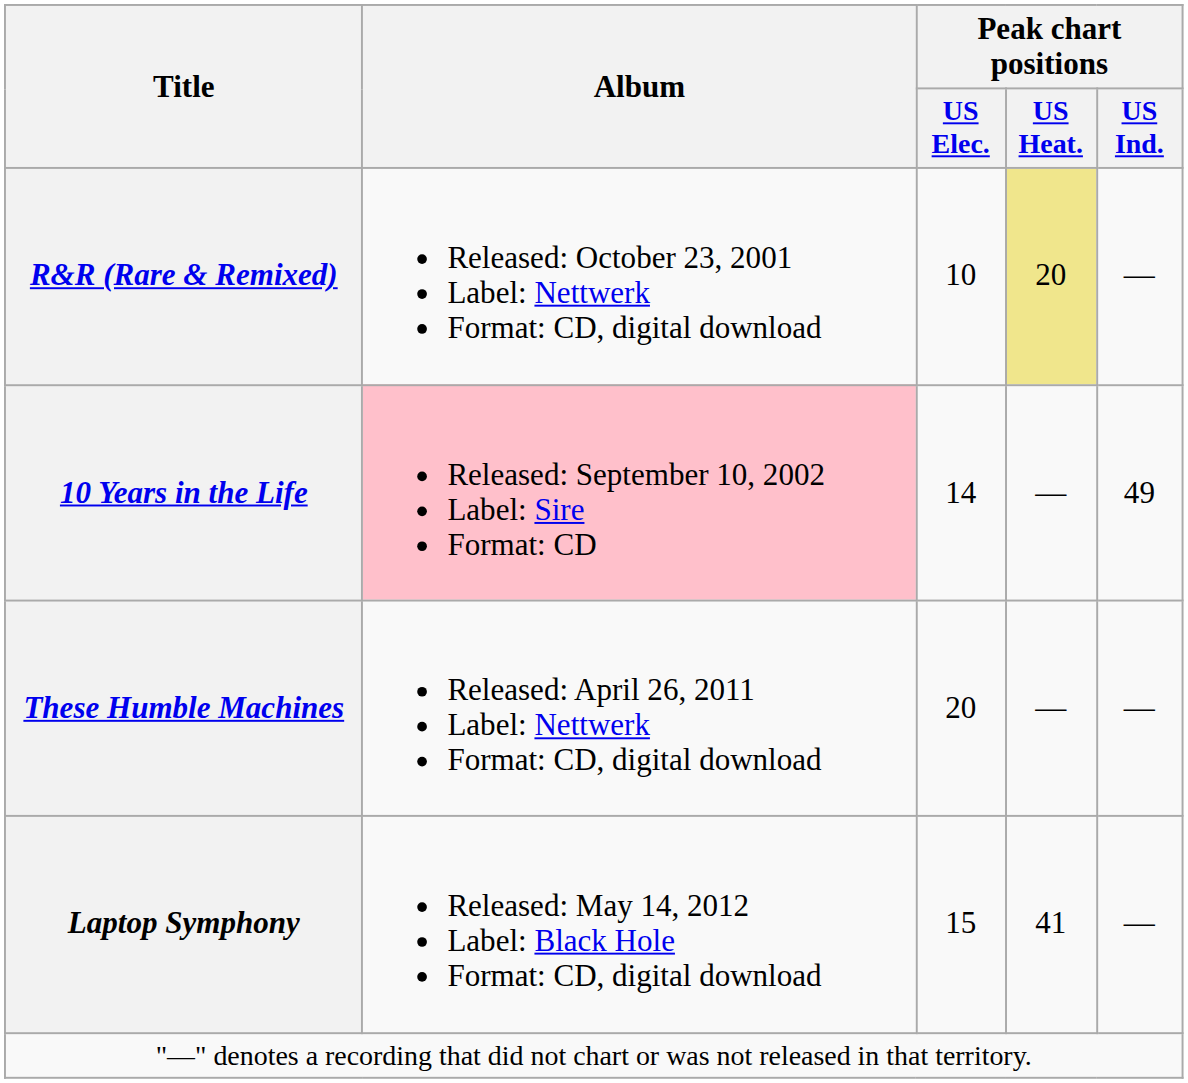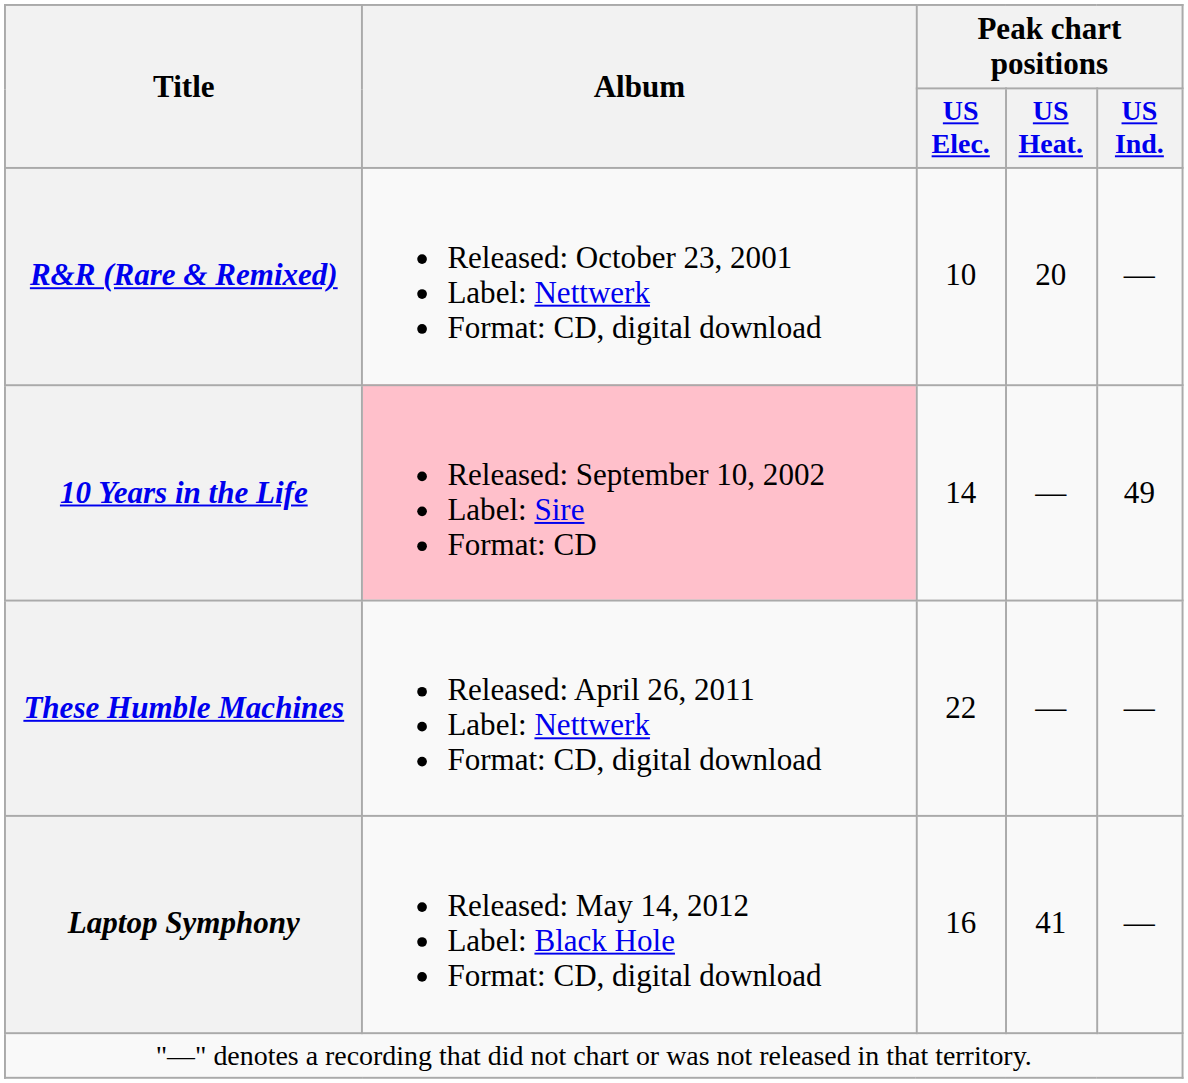(1051, 275) khaki background -> (1051, 275) no background
(961, 707) 20 -> (961, 707) 22
(961, 923) 15 -> (961, 923) 16
